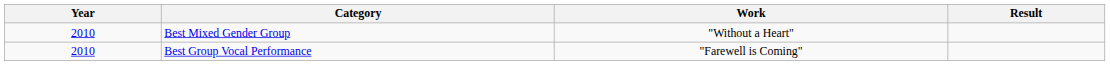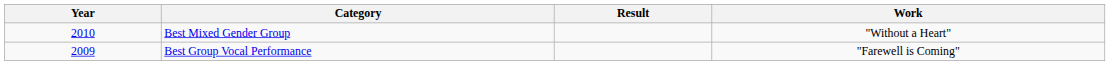columns swapped: (751, 13) <-> (1026, 13)
(83, 51) 2010 -> (83, 51) 2009
